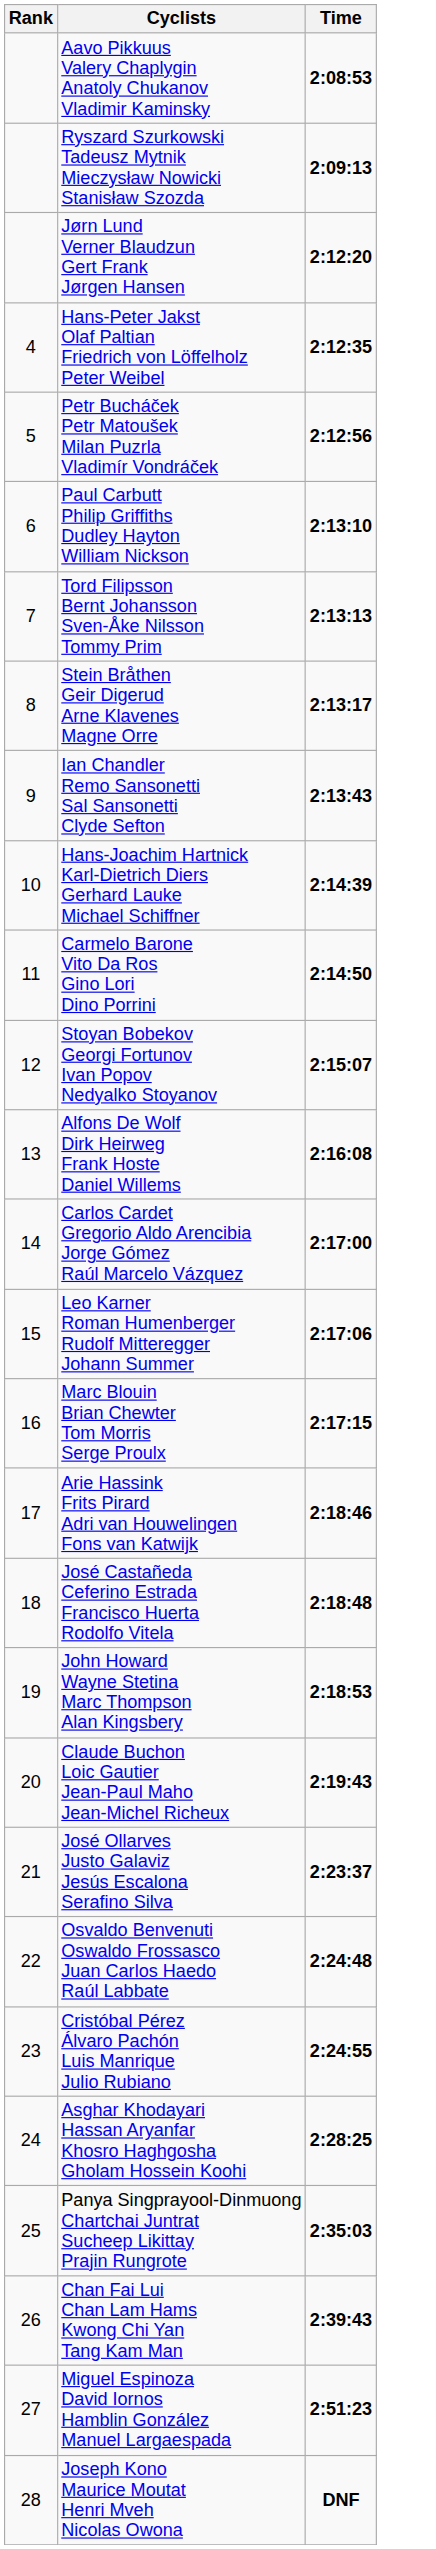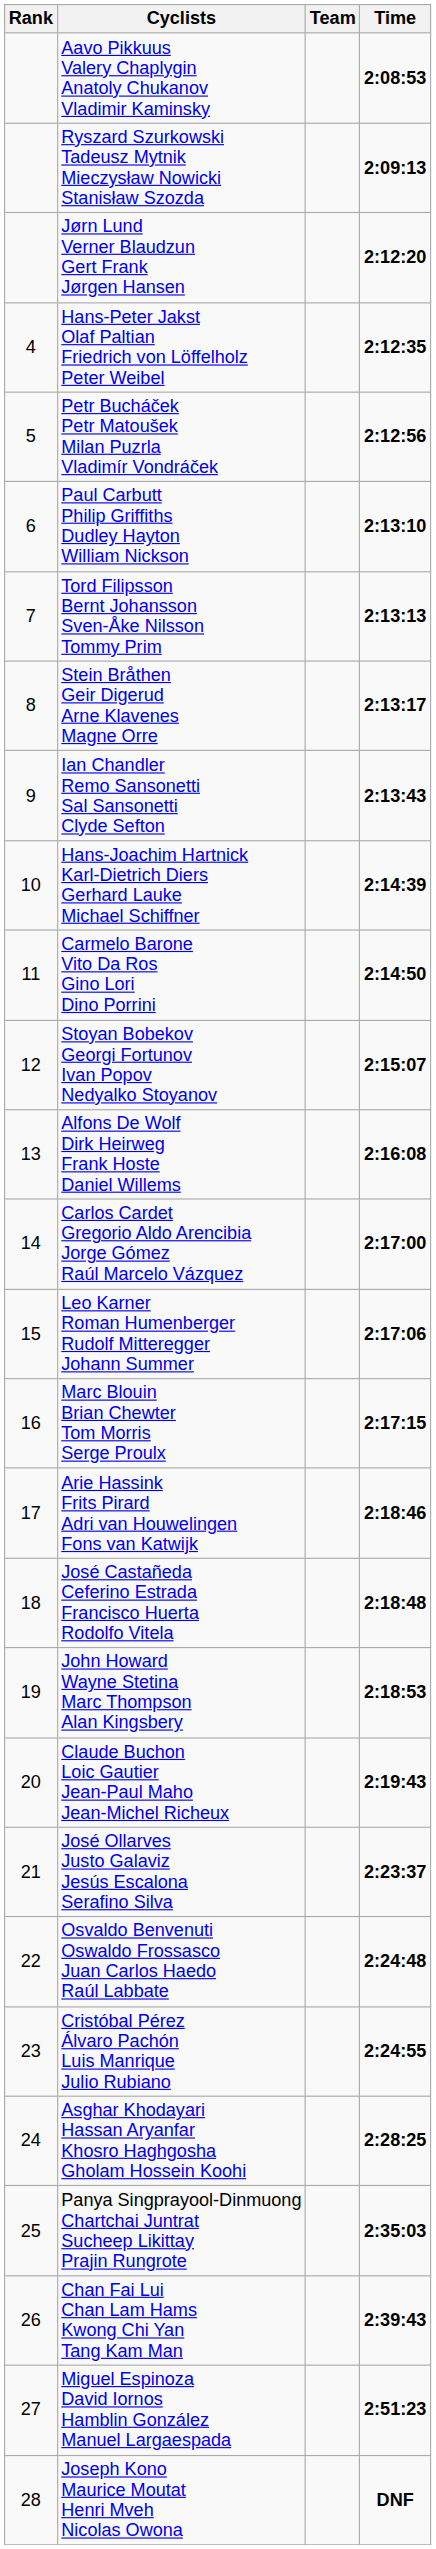+ column: (333, 18)
